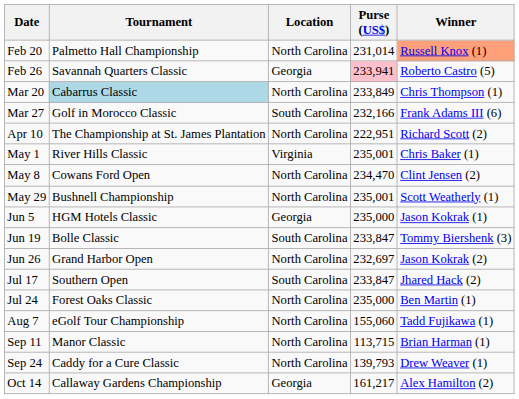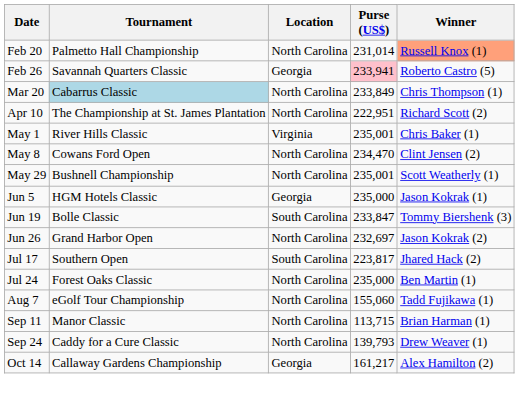- row: (26, 113)
(374, 279) 233,847 -> (374, 258) 223,817
